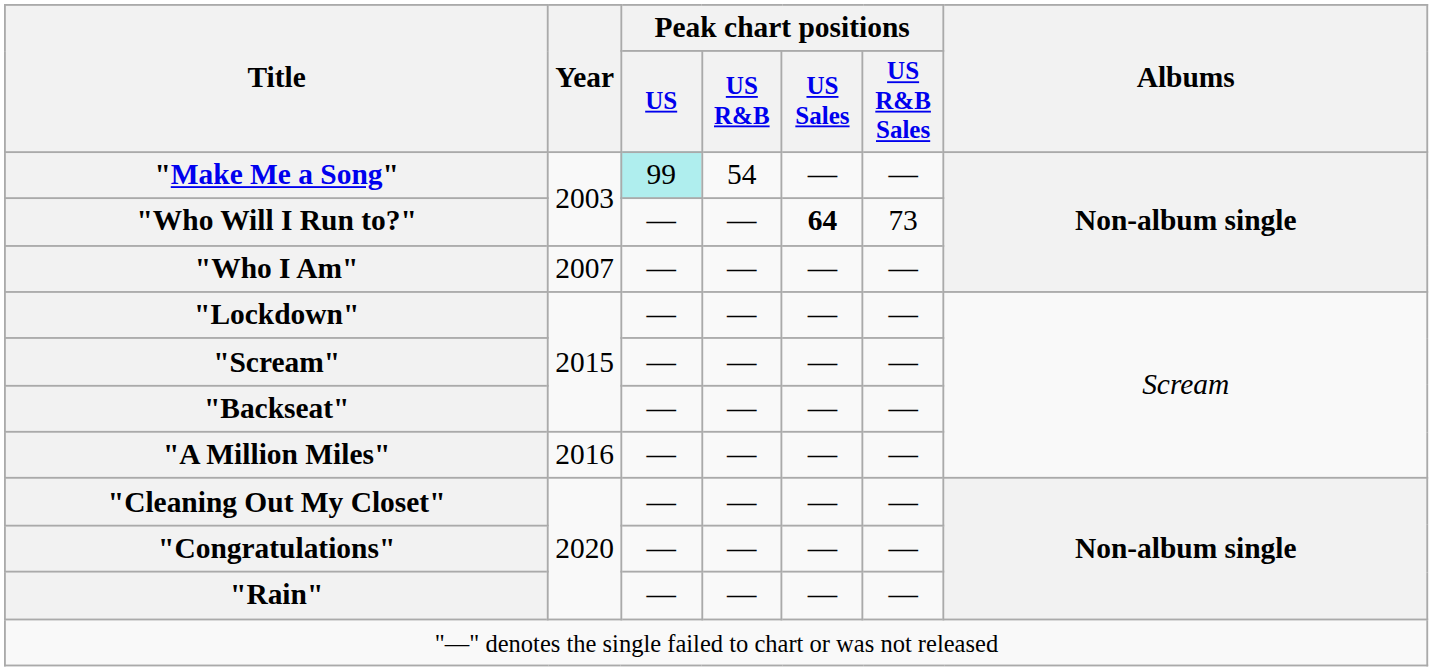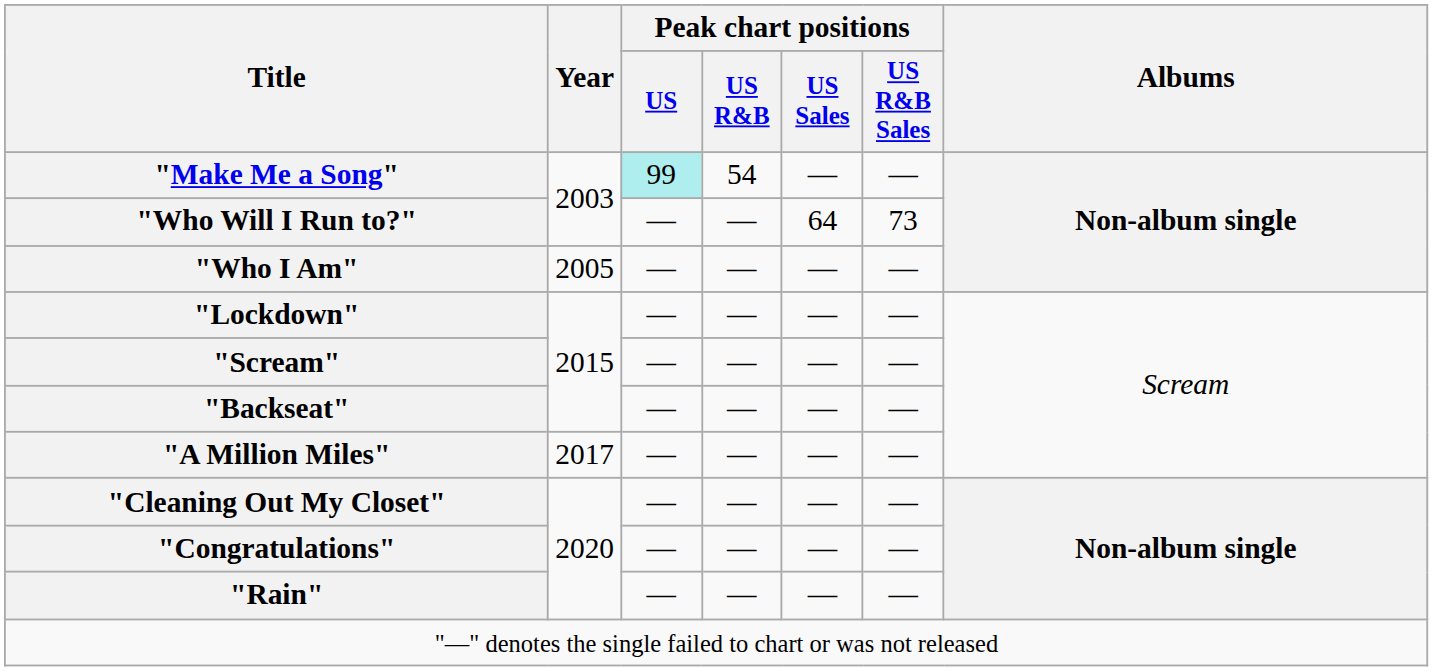(822, 221) bold -> (822, 221) normal
(585, 268) 2007 -> (585, 268) 2005
(585, 454) 2016 -> (585, 454) 2017
